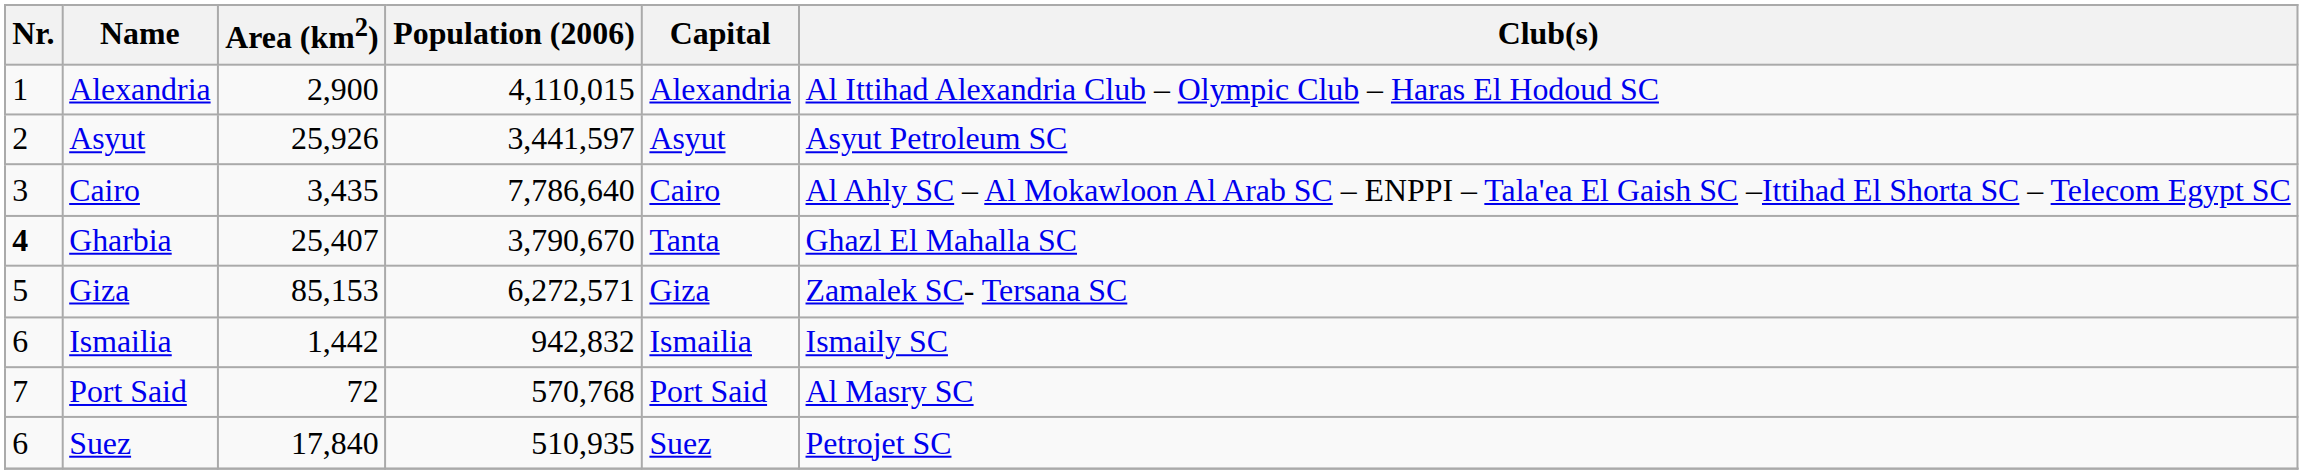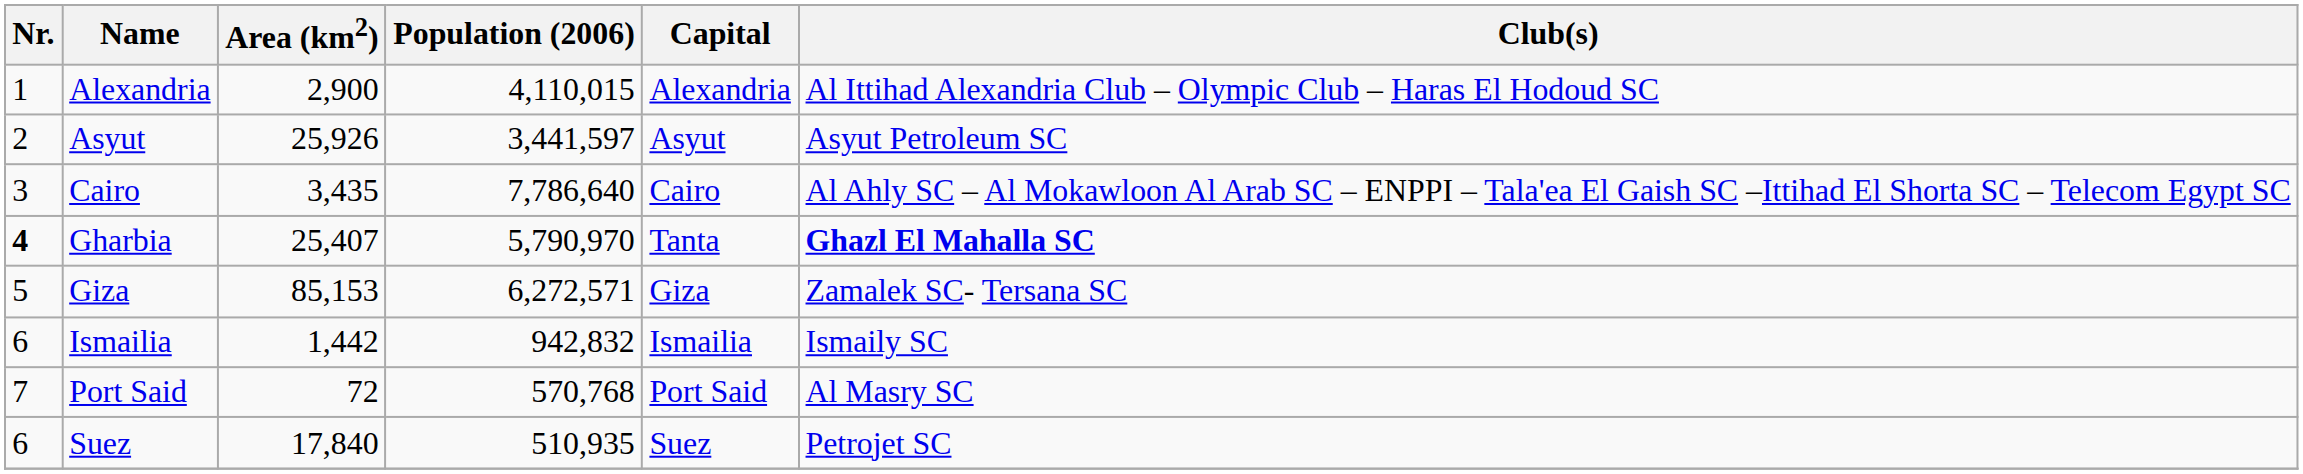(571, 240) 3,790,670 -> (571, 240) 5,790,970
(941, 240) normal -> (950, 240) bold
